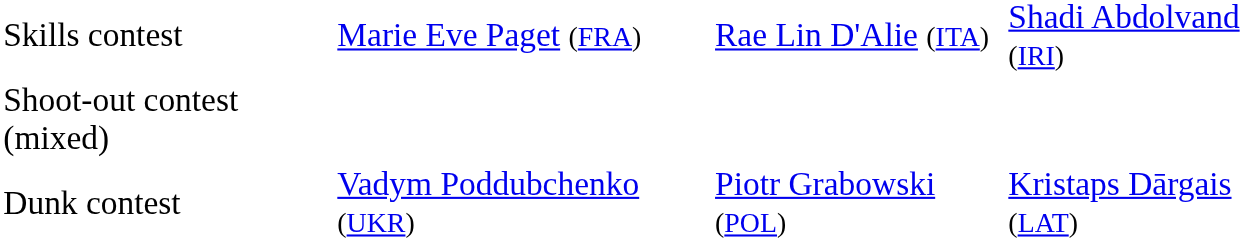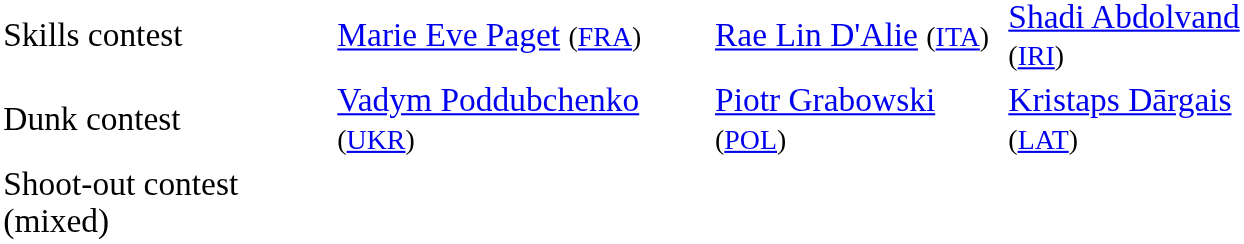rows swapped: (92, 202) <-> (121, 118)
